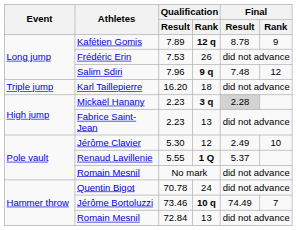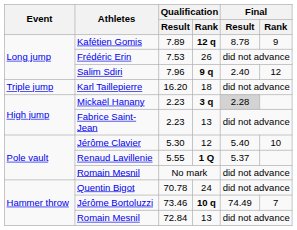(240, 72) 7.48 -> (240, 72) 2.40
(240, 143) 2.49 -> (240, 143) 5.40
